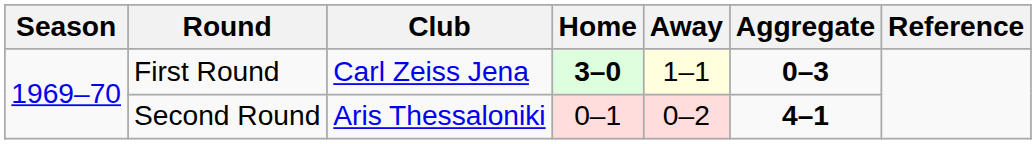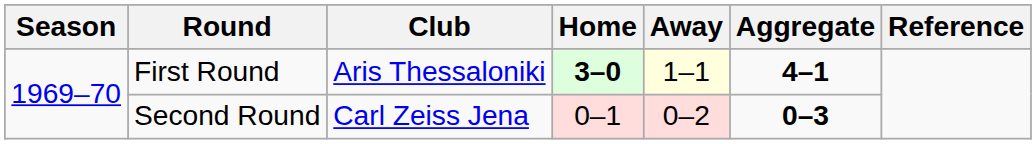(431, 71) Carl Zeiss Jena -> (439, 71) Aris Thessaloniki
(805, 71) 0–3 -> (805, 71) 4–1
(439, 116) Aris Thessaloniki -> (431, 116) Carl Zeiss Jena
(805, 116) 4–1 -> (805, 116) 0–3
